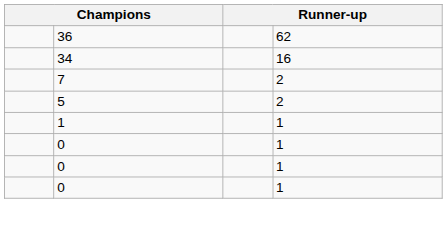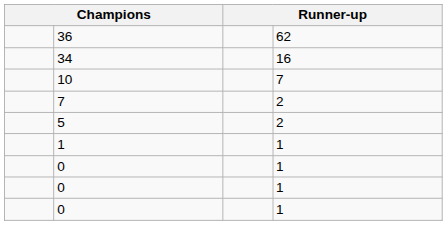+ row: (65, 79)
